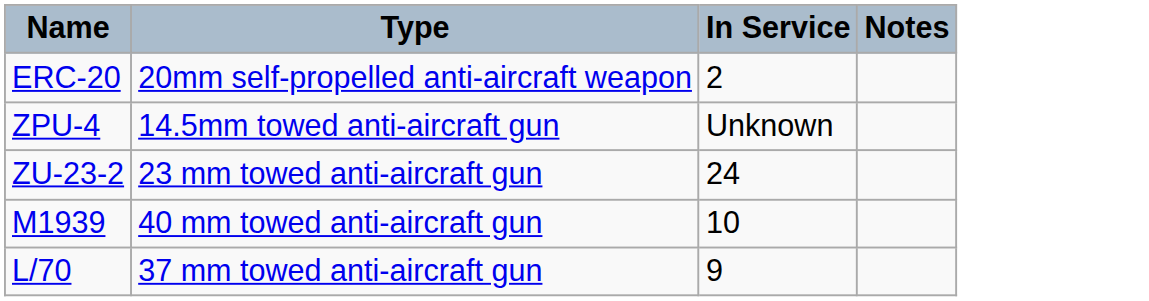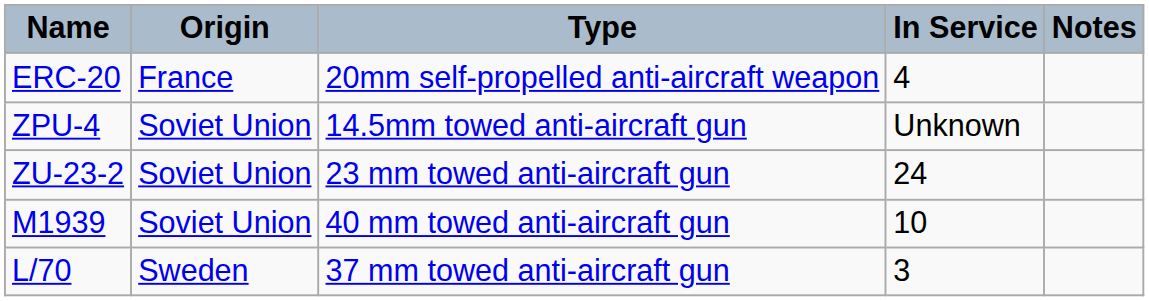+ column: (225, 28)
(715, 77) 2 -> (902, 77) 4
(715, 271) 9 -> (902, 271) 3
